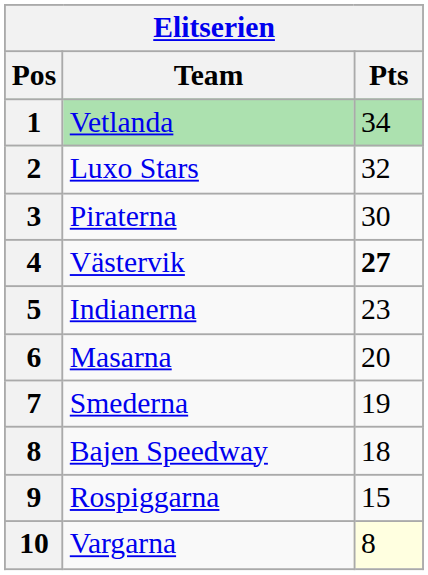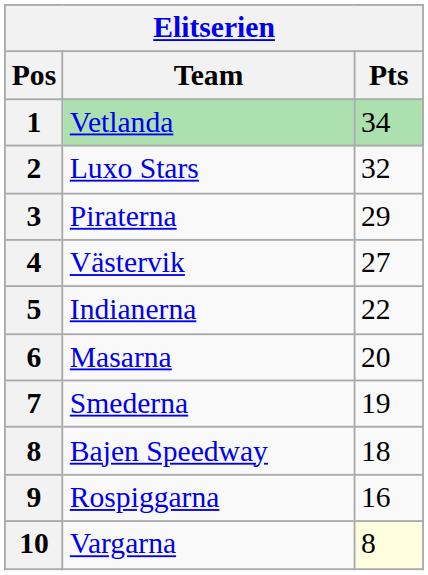(376, 215) 30 -> (376, 215) 29
(376, 262) bold -> (376, 262) normal
(376, 309) 23 -> (376, 309) 22
(376, 497) 15 -> (376, 497) 16
